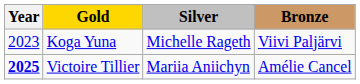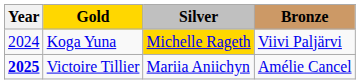(24, 41) 2023 -> (24, 41) 2024
(199, 41) no background -> (199, 41) gold background
